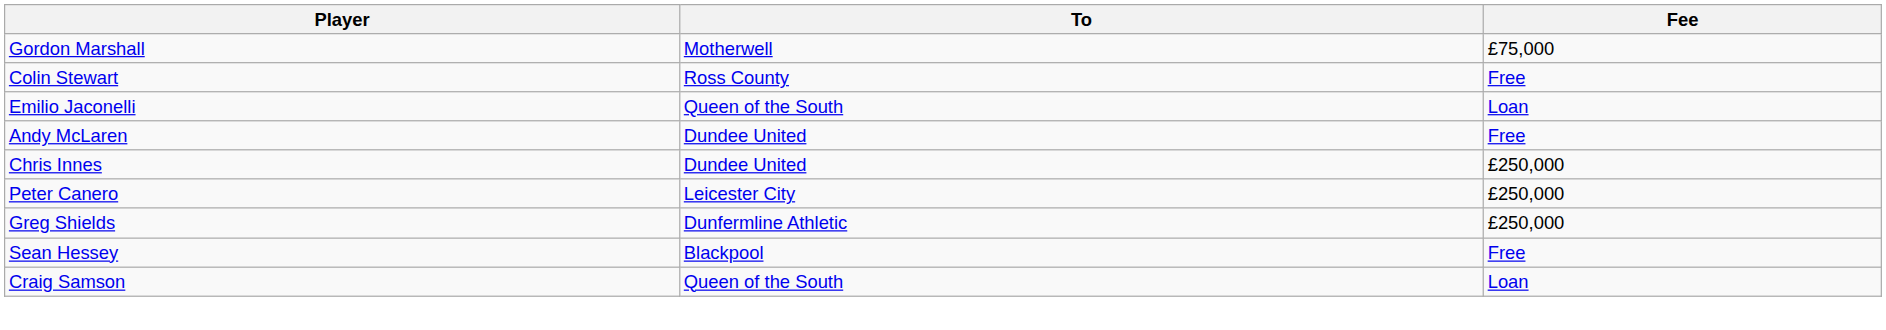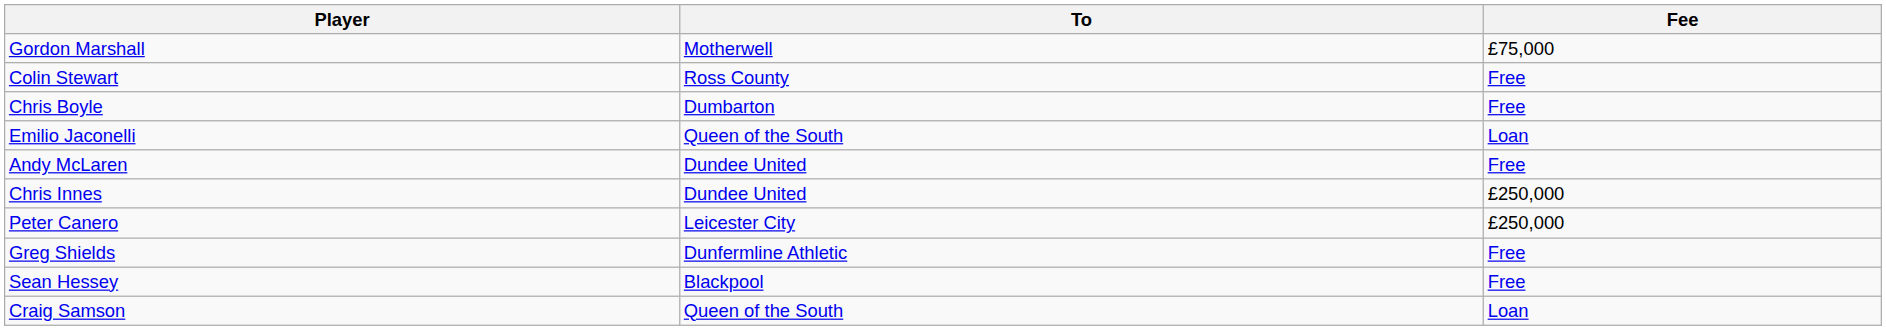+ row: (56, 107)
(1526, 223) £250,000 -> (1507, 252) Free
